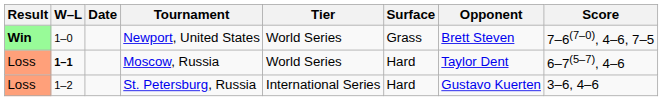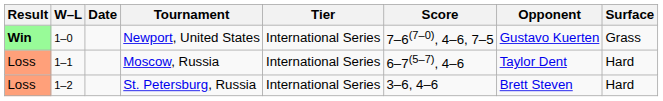columns swapped: (411, 15) <-> (601, 15)
(304, 37) World Series -> (323, 37) International Series
(478, 37) Brett Steven -> (550, 37) Gustavo Kuerten
(63, 62) bold -> (63, 63) normal
(304, 62) World Series -> (323, 62) International Series
(491, 85) Gustavo Kuerten -> (536, 85) Brett Steven
